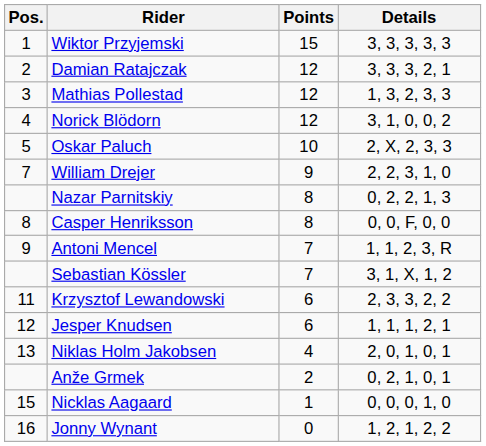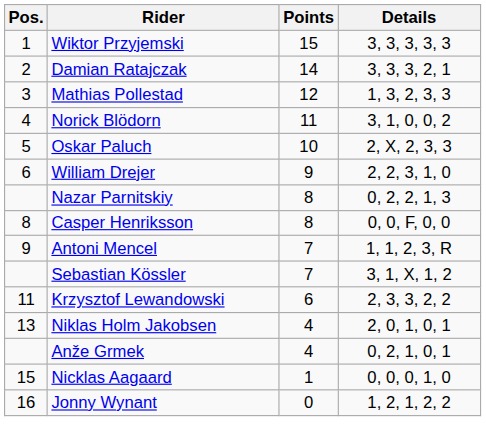(309, 69) 12 -> (309, 69) 14
(309, 120) 12 -> (309, 120) 11
(26, 171) 7 -> (26, 171) 6
- row: (112, 326)
(309, 377) 2 -> (309, 351) 4
